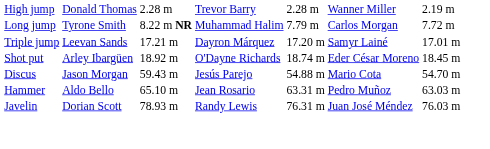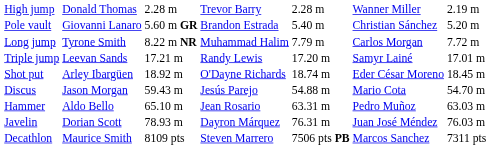+ row: (28, 25)
(235, 42) Dayron Márquez -> (231, 58) Randy Lewis
(226, 106) Randy Lewis -> (240, 122) Dayron Márquez
+ row: (28, 138)
